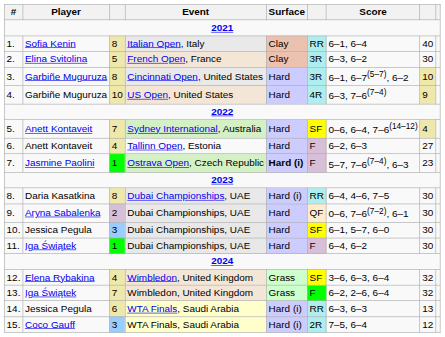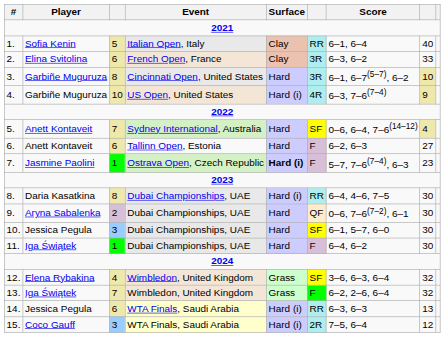(114, 43) 8 -> (114, 43) 5
(114, 59) 5 -> (114, 59) 6
(428, 59) 30 -> (428, 59) 33
(279, 95) Hard -> (285, 95) Hard (i)
(114, 146) 4 -> (114, 146) 6
